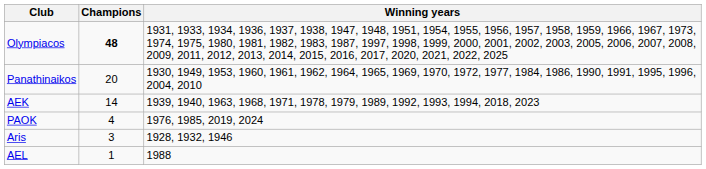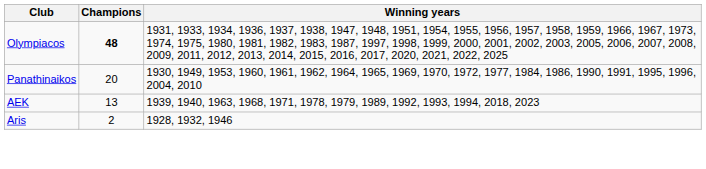(111, 103) 14 -> (111, 103) 13
- row: (22, 120)
(111, 138) 3 -> (111, 120) 2
- row: (17, 155)
